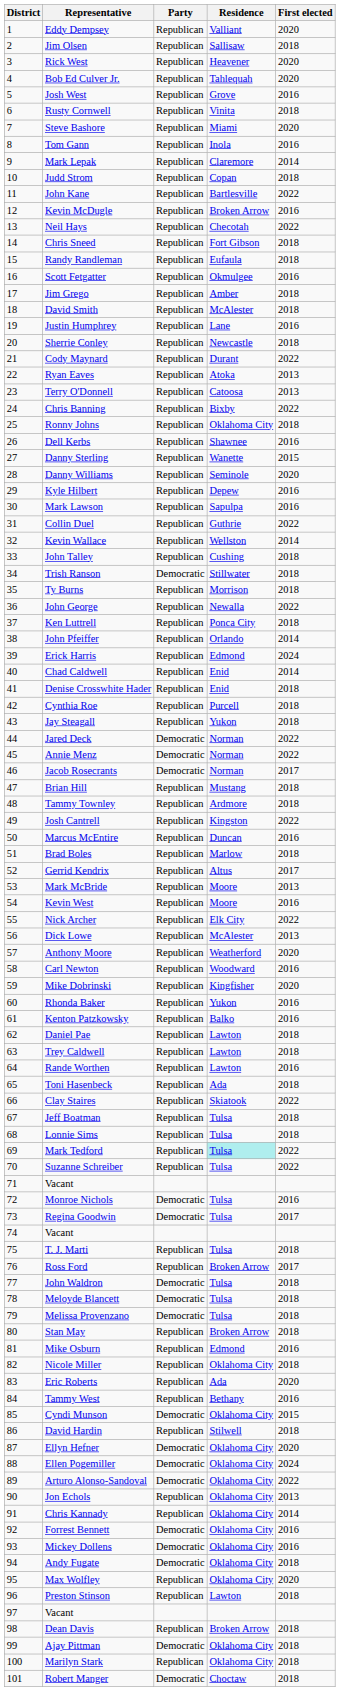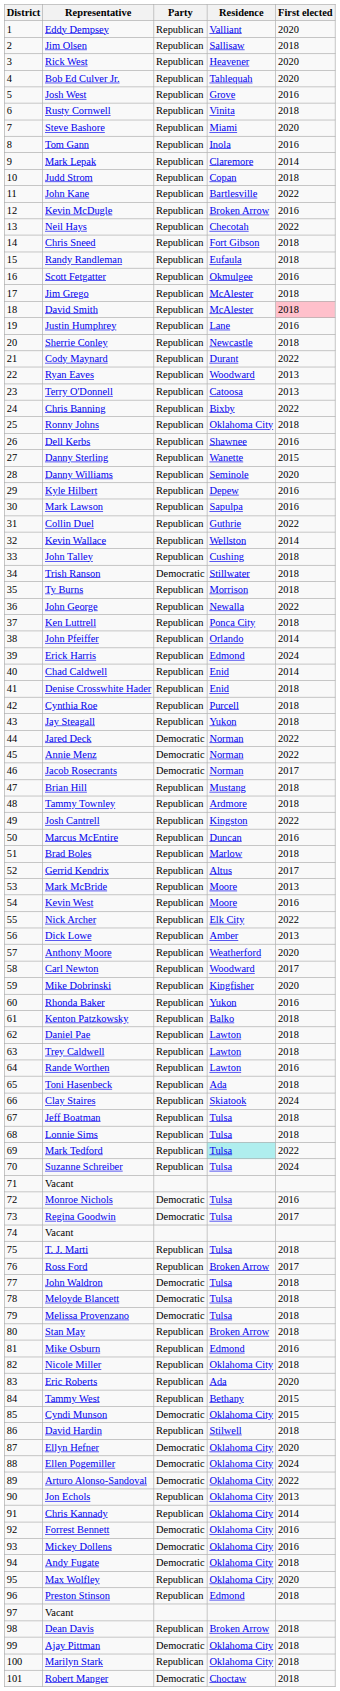(224, 293) Amber -> (231, 293) McAlester
(288, 309) no background -> (288, 309) pink background
(222, 375) Atoka -> (232, 375) Woodward
(231, 936) McAlester -> (224, 936) Amber
(288, 969) 2016 -> (288, 969) 2017
(288, 1018) 2016 -> (288, 1018) 2018
(288, 1101) 2022 -> (288, 1101) 2024
(288, 1167) 2022 -> (288, 1167) 2024
(288, 1398) 2016 -> (288, 1398) 2015
(225, 1596) Lawton -> (227, 1596) Edmond
